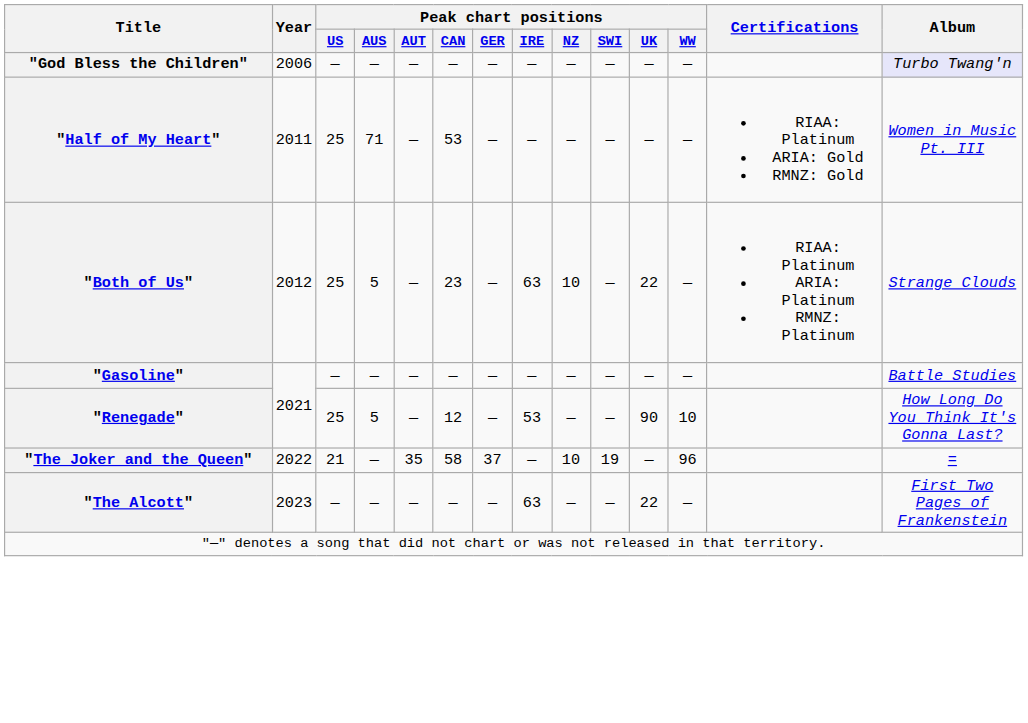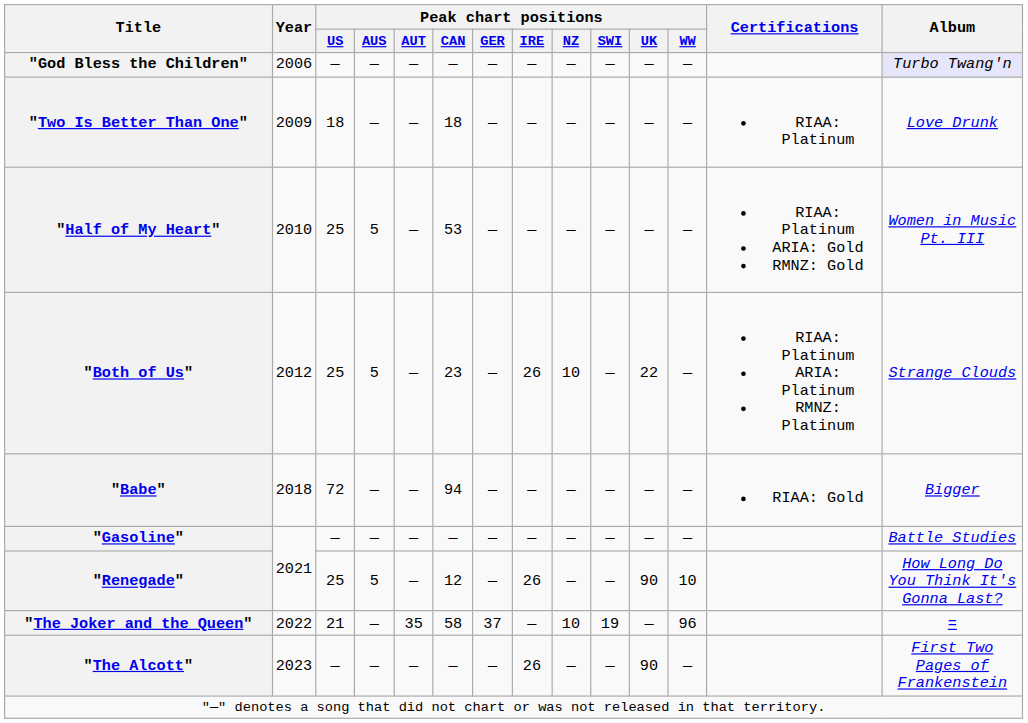+ row: (138, 122)
(294, 140) 2011 -> (294, 230) 2010
(374, 140) 71 -> (374, 230) 5
(532, 283) 63 -> (532, 373) 26
+ row: (138, 490)
(532, 418) 53 -> (532, 581) 26
(532, 502) 63 -> (532, 666) 26
(649, 502) 22 -> (649, 666) 90
